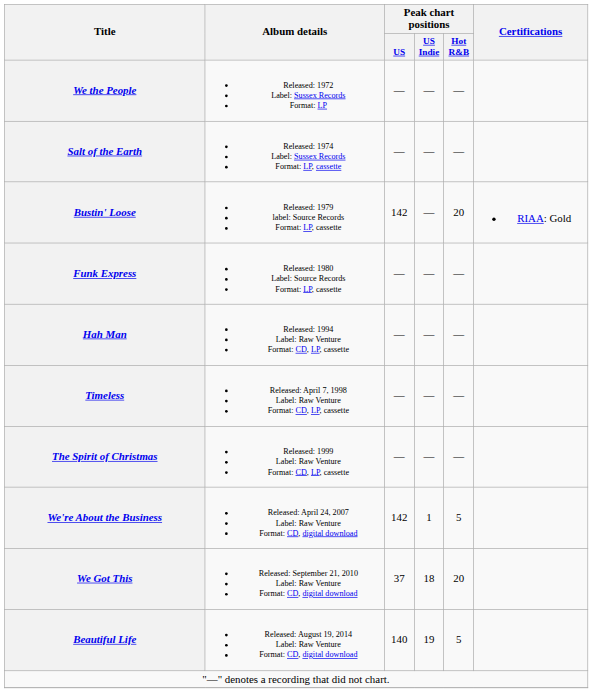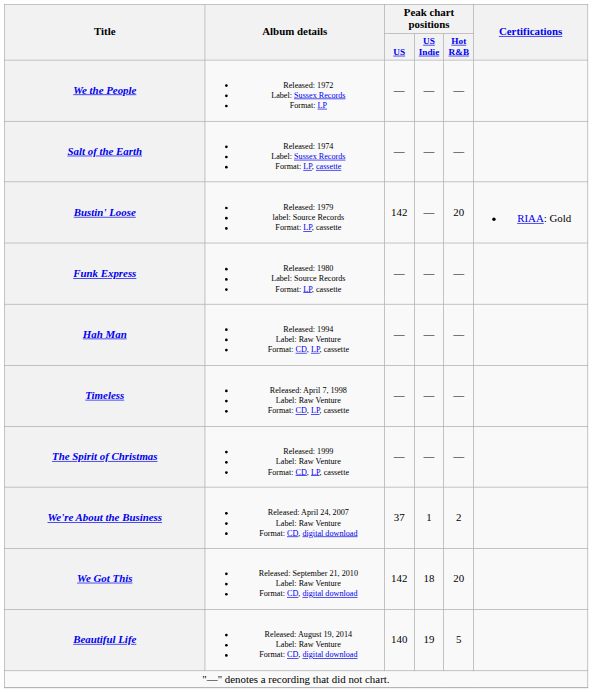(399, 518) 142 -> (399, 518) 37
(459, 518) 5 -> (459, 518) 2
(399, 579) 37 -> (399, 579) 142
